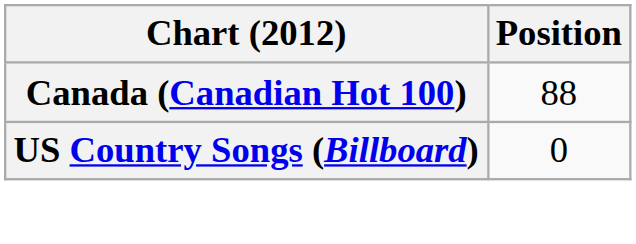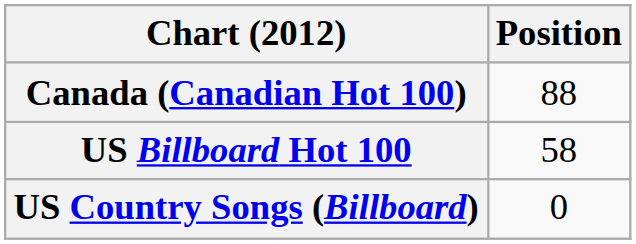+ row: (246, 149)
